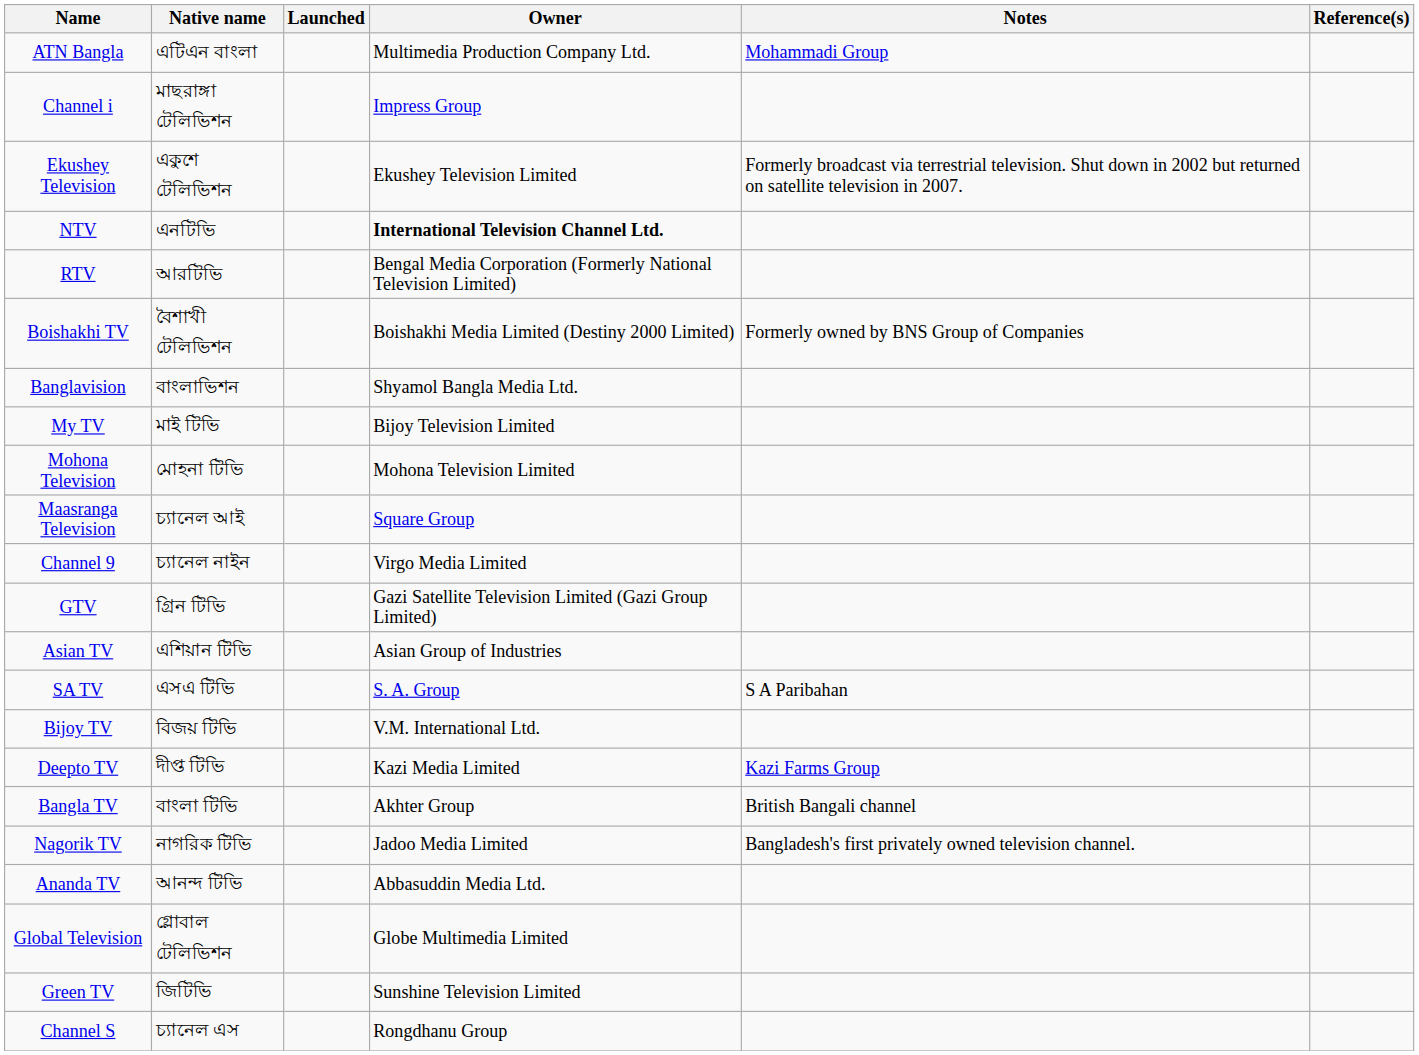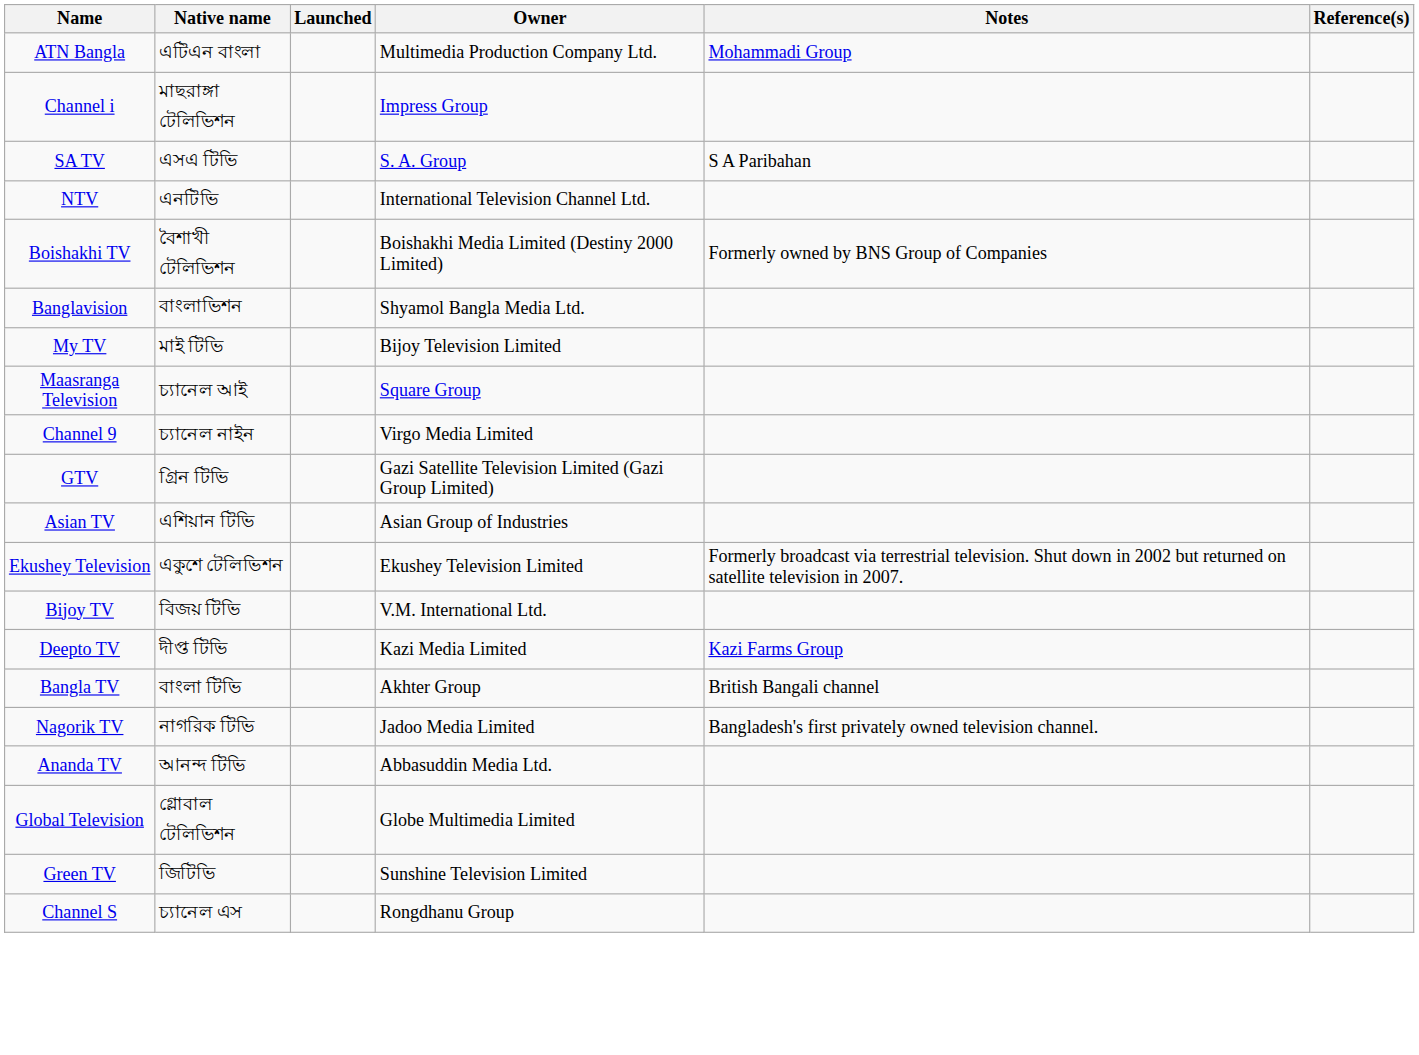rows swapped: (78, 176) <-> (78, 689)
(518, 230) bold -> (515, 199) normal
- row: (78, 274)
- row: (78, 470)
